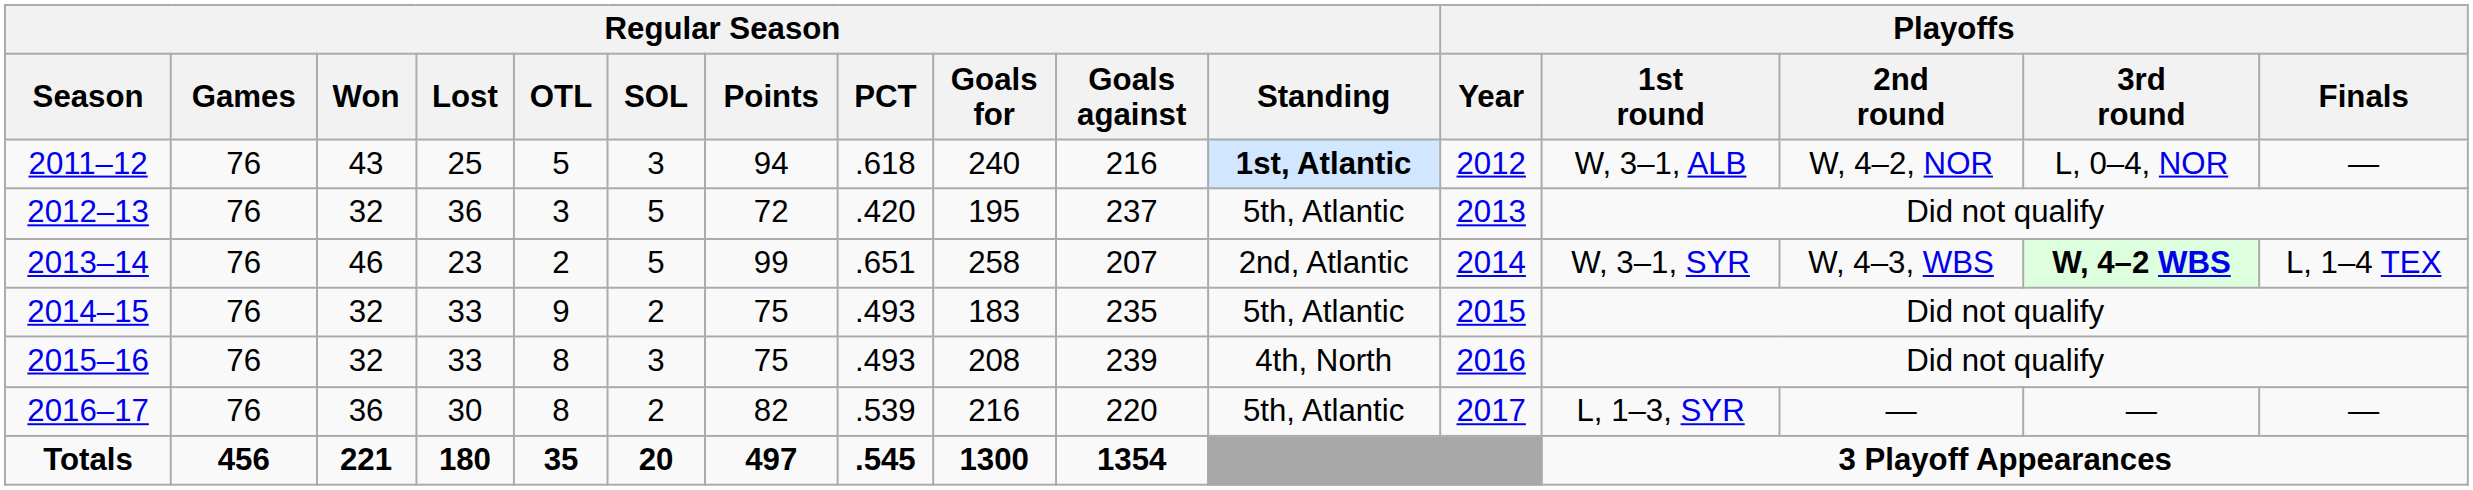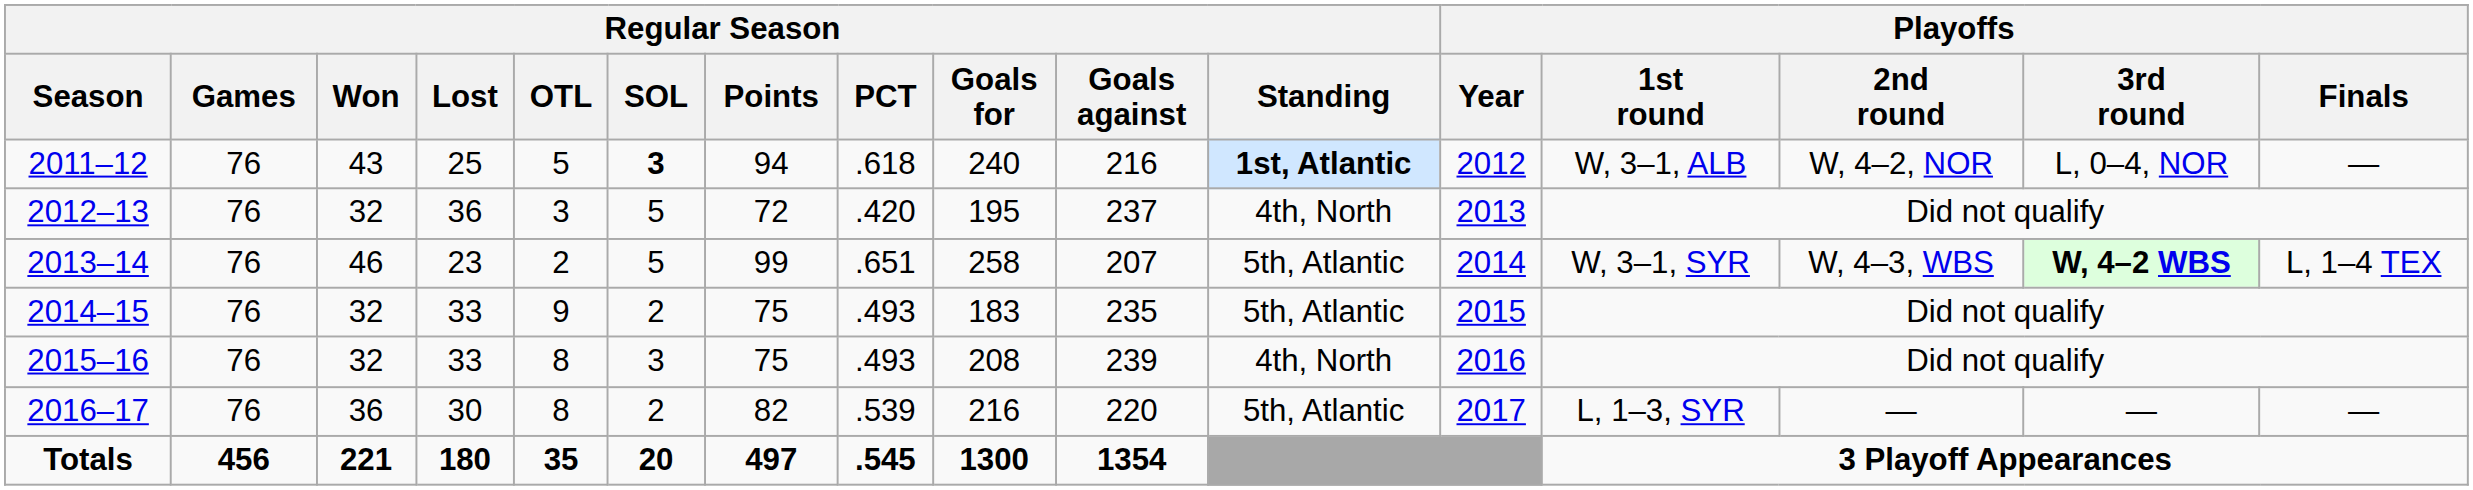(656, 163) normal -> (656, 163) bold
(1324, 212) 5th, Atlantic -> (1324, 212) 4th, North
(1324, 262) 2nd, Atlantic -> (1324, 262) 5th, Atlantic
